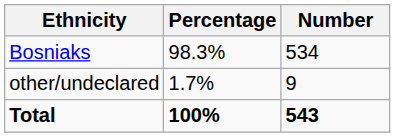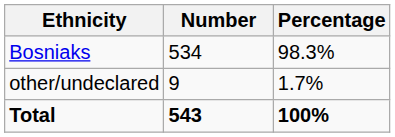columns swapped: (336, 20) <-> (222, 20)
